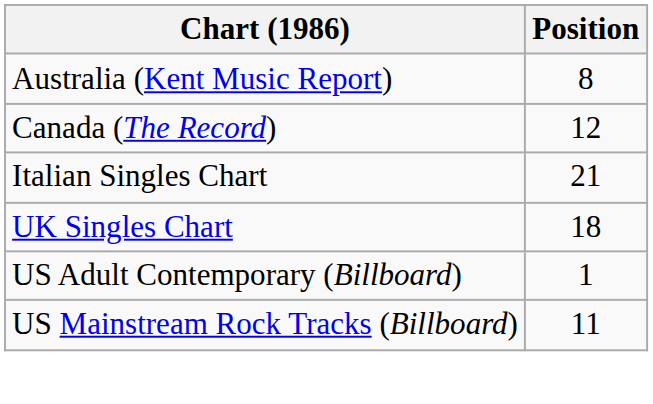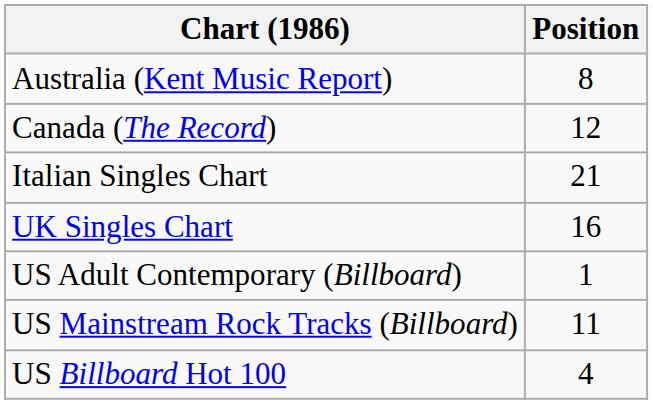(586, 226) 18 -> (586, 226) 16
+ row: (149, 373)
